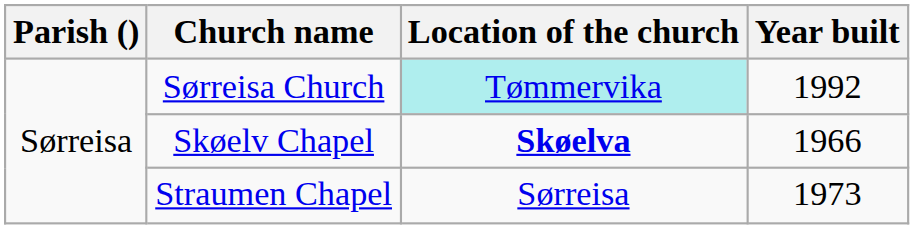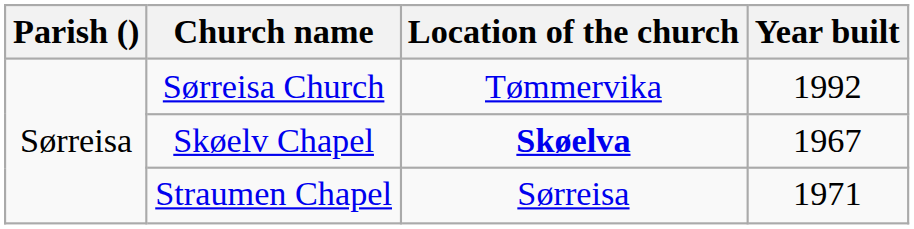(573, 85) paleturquoise background -> (573, 85) no background
(827, 140) 1966 -> (827, 140) 1967
(827, 194) 1973 -> (827, 194) 1971
